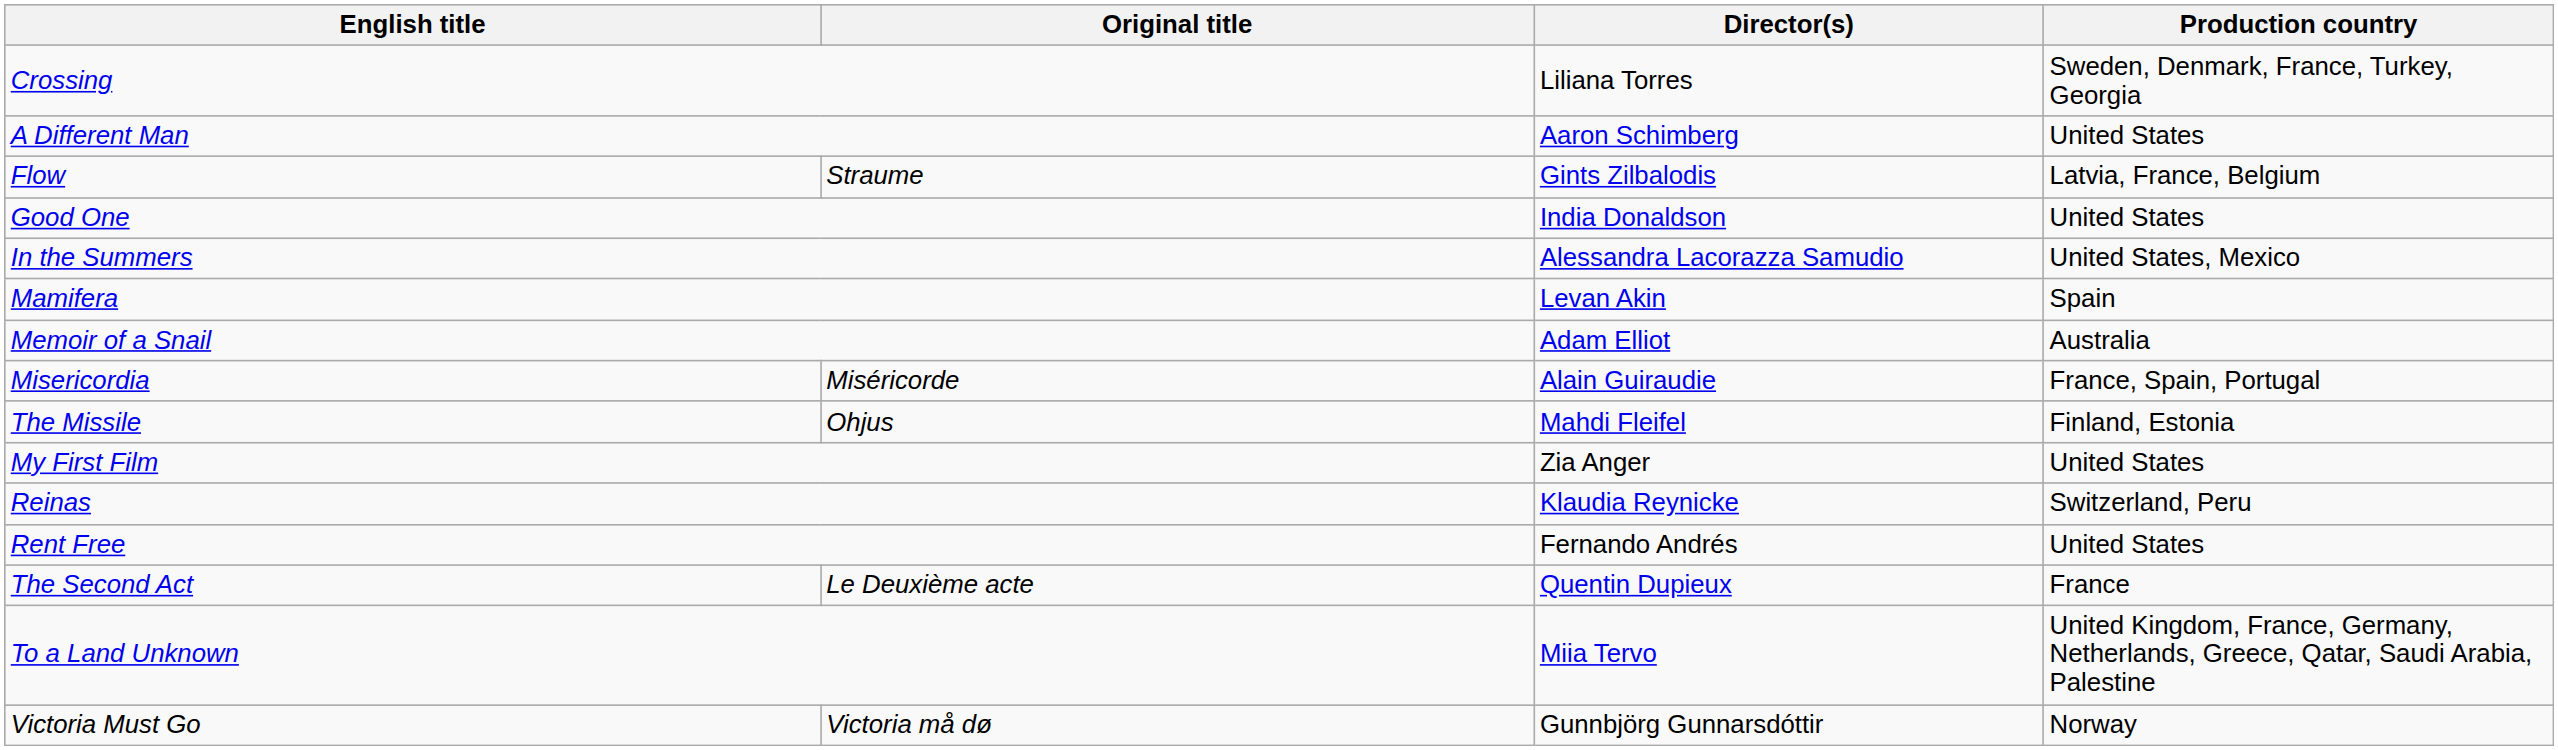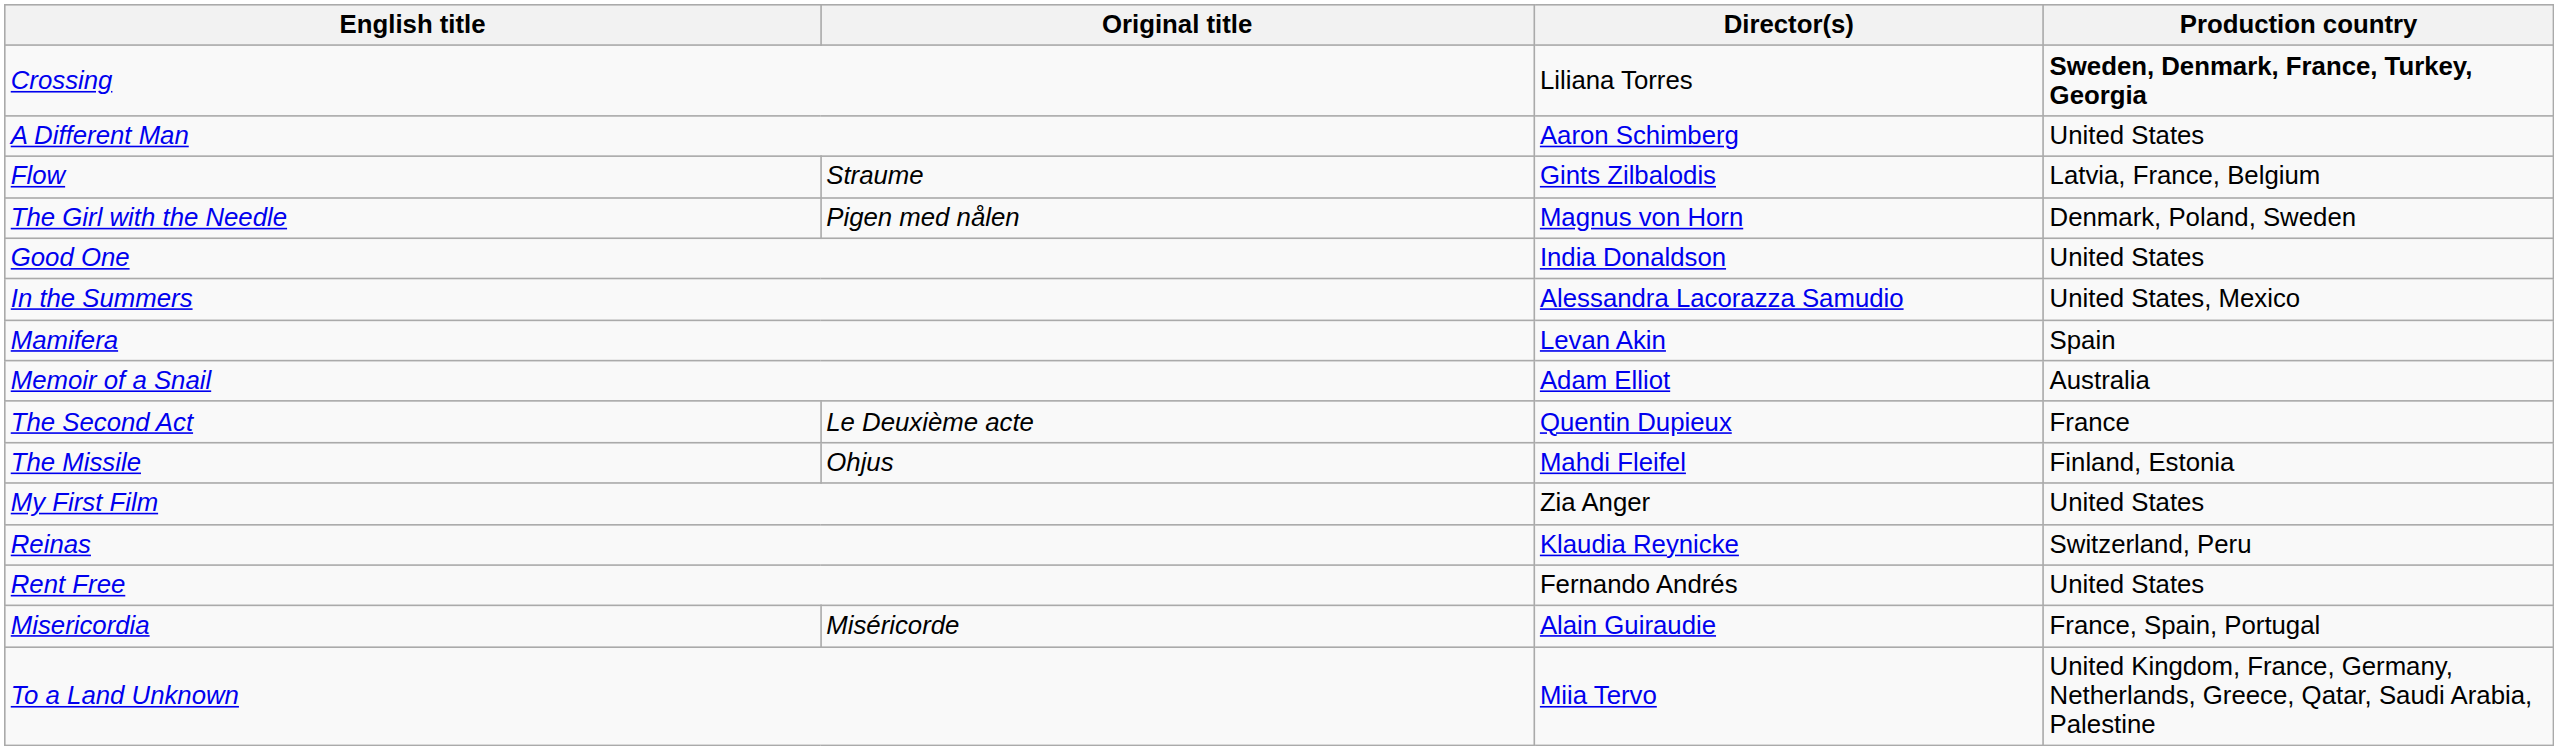(2251, 80) normal -> (2261, 80) bold
+ row: (149, 217)
rows swapped: (80, 380) <-> (102, 585)
- row: (106, 724)
